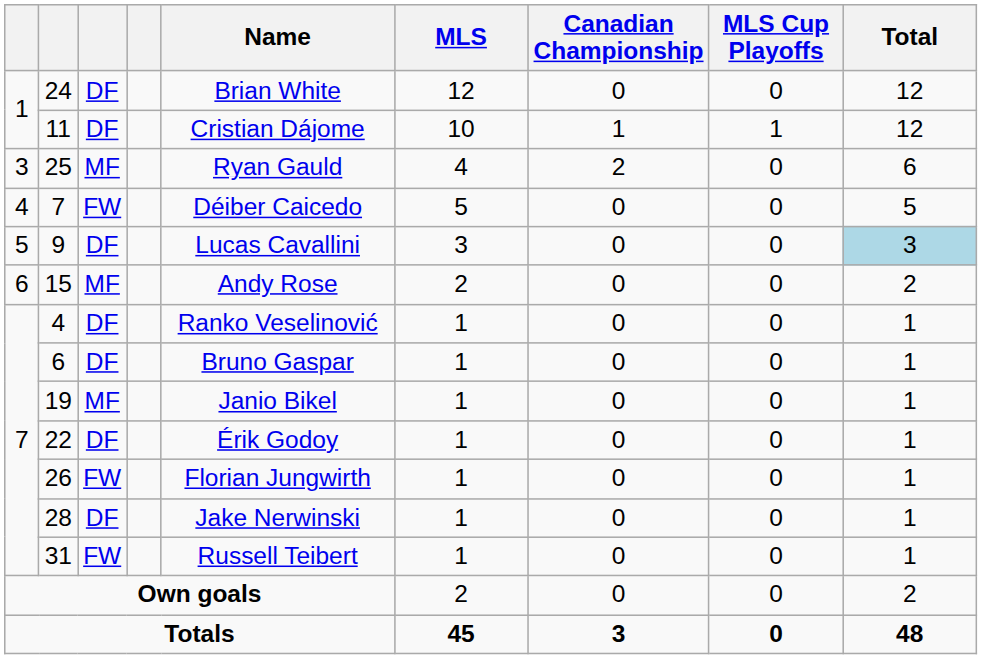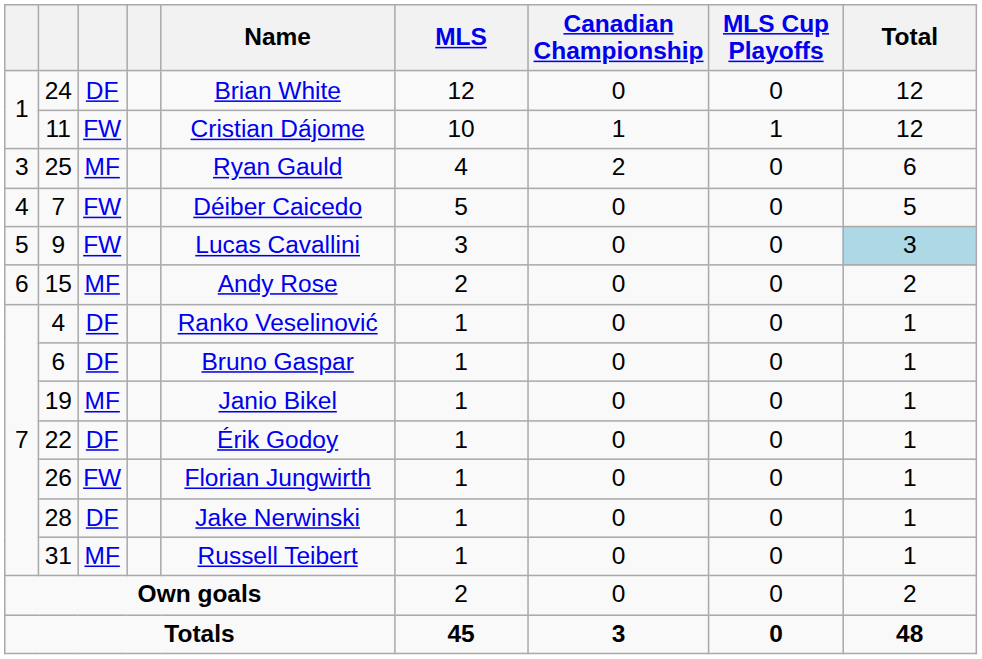(102, 129) DF -> (102, 129) FW
(102, 245) DF -> (102, 245) FW
(102, 556) FW -> (102, 556) MF
